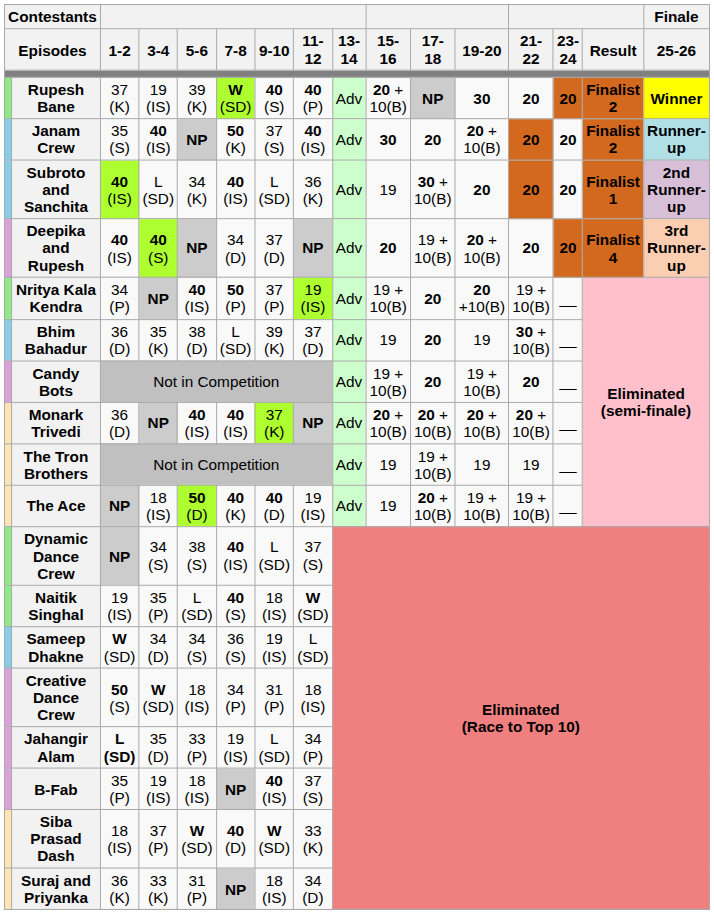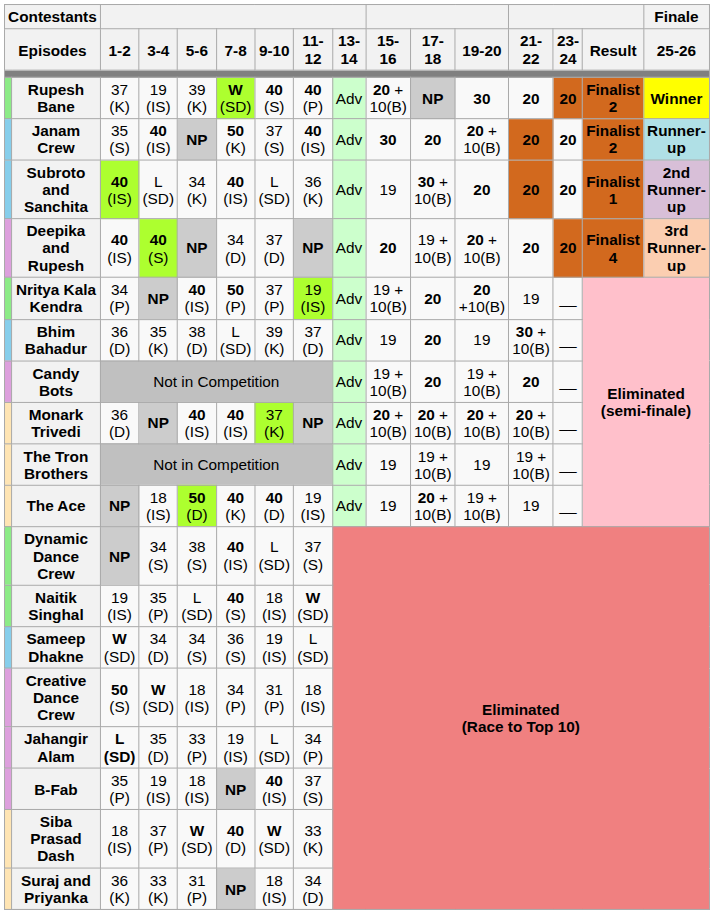(531, 299) 19 + 10(B) -> (531, 299) 19
(531, 464) 19 -> (531, 464) 19 + 10(B)
(531, 506) 19 + 10(B) -> (531, 506) 19
